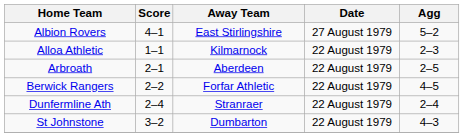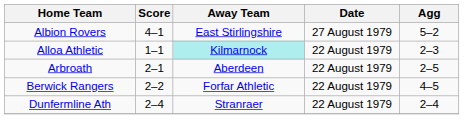(239, 50) no background -> (239, 50) paleturquoise background
- row: (70, 123)
